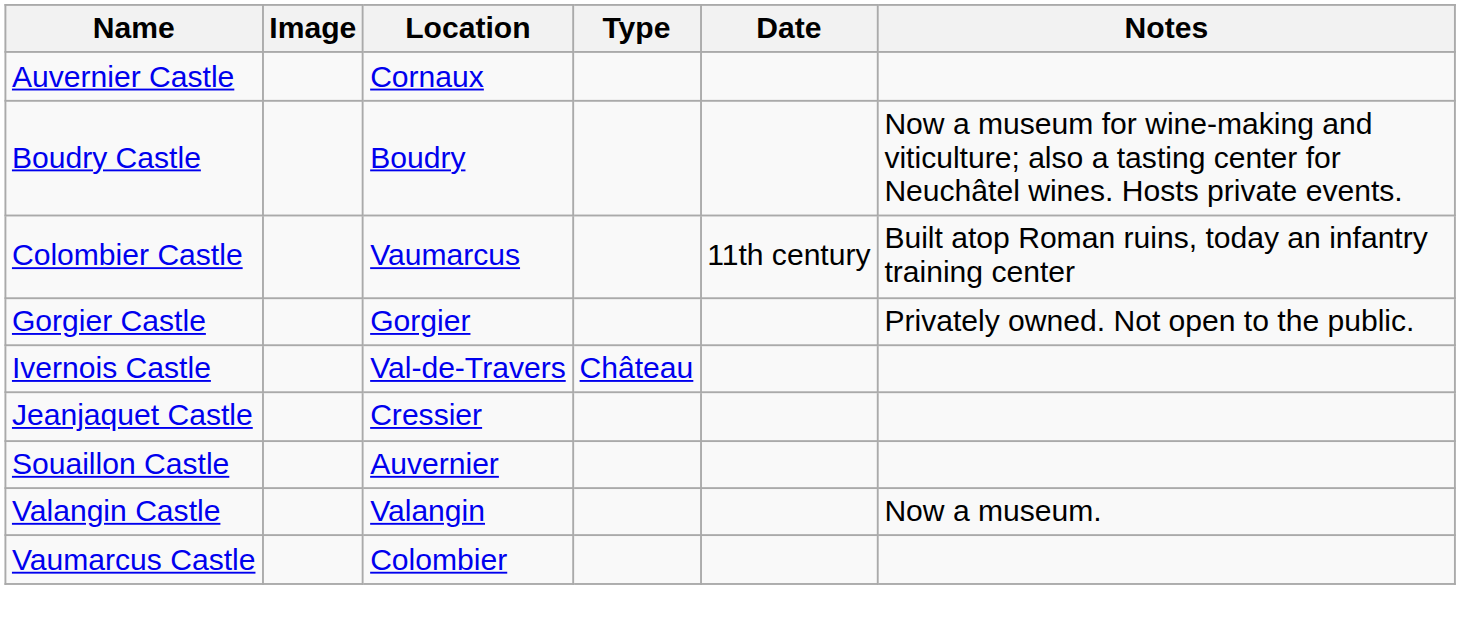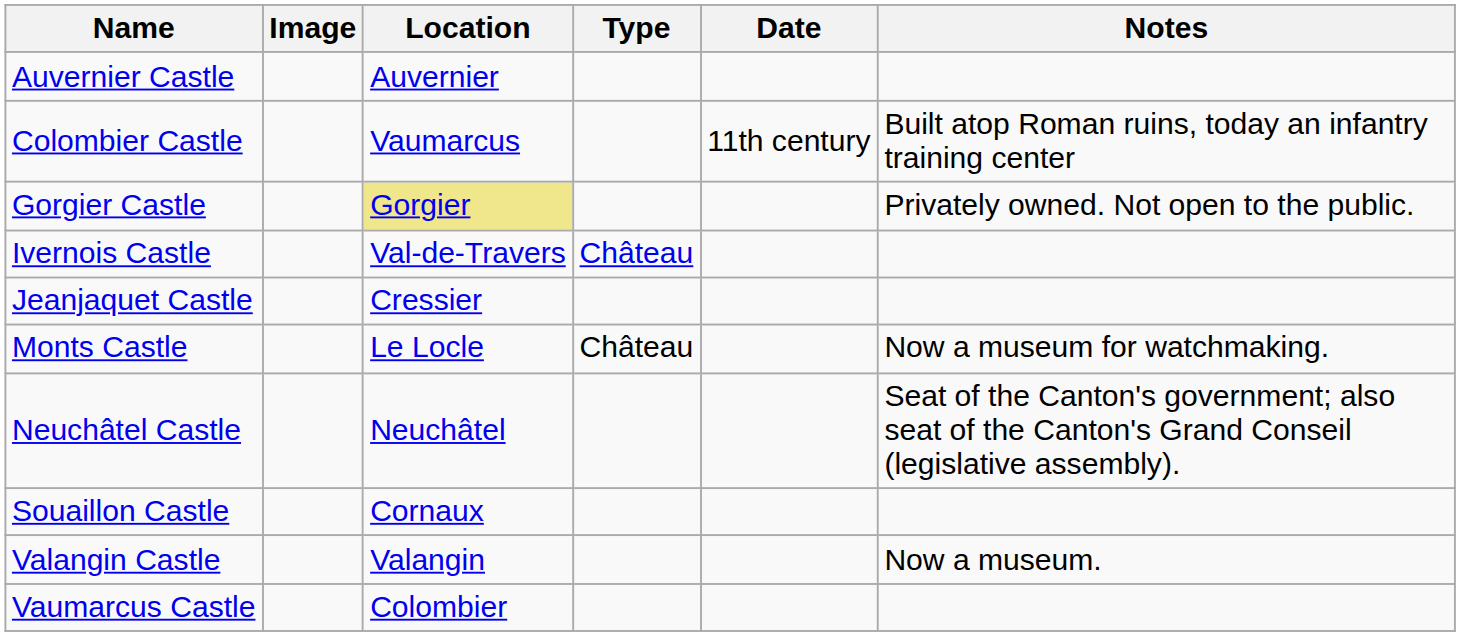(427, 76) Cornaux -> (435, 76) Auvernier
- row: (106, 157)
(420, 320) no background -> (420, 205) khaki background
+ row: (100, 348)
+ row: (126, 429)
(435, 463) Auvernier -> (427, 511) Cornaux
